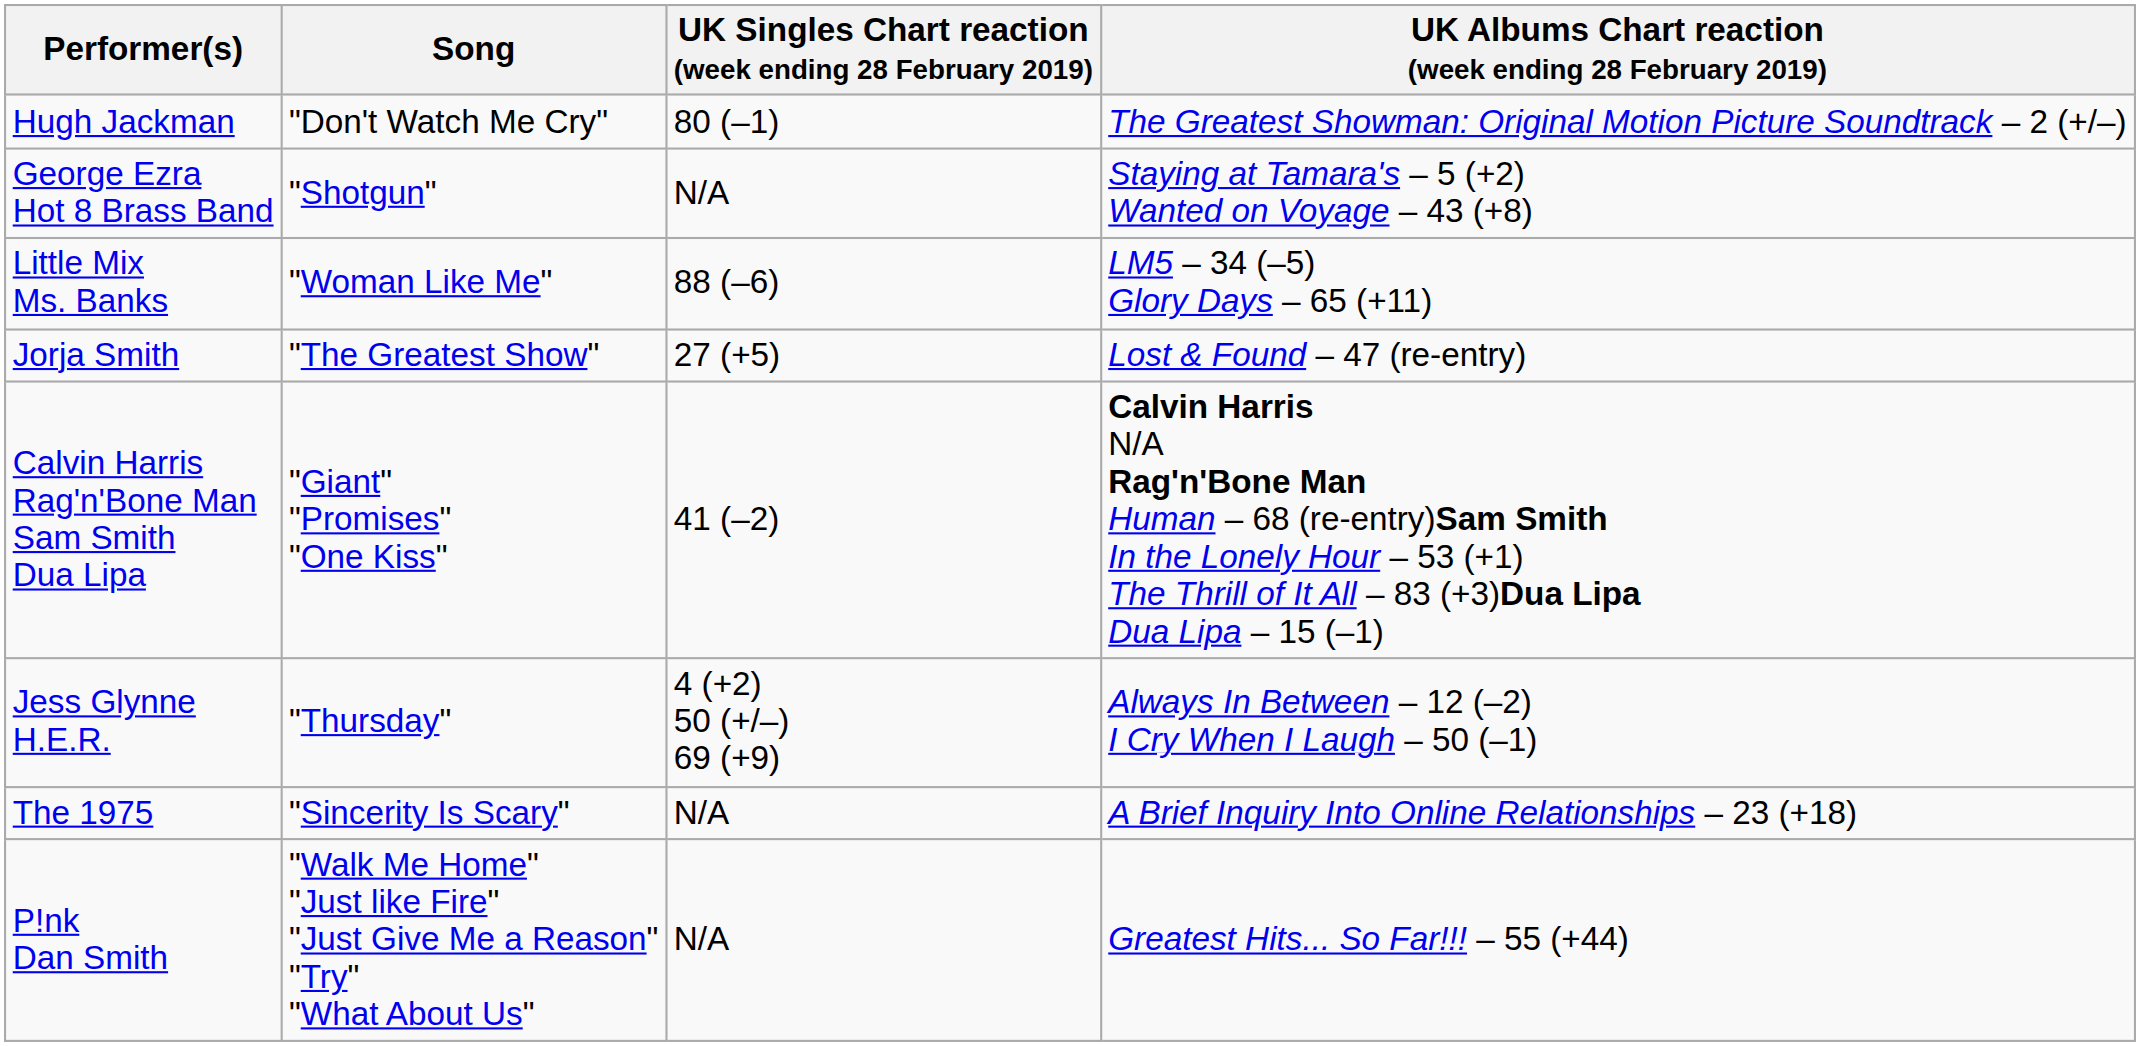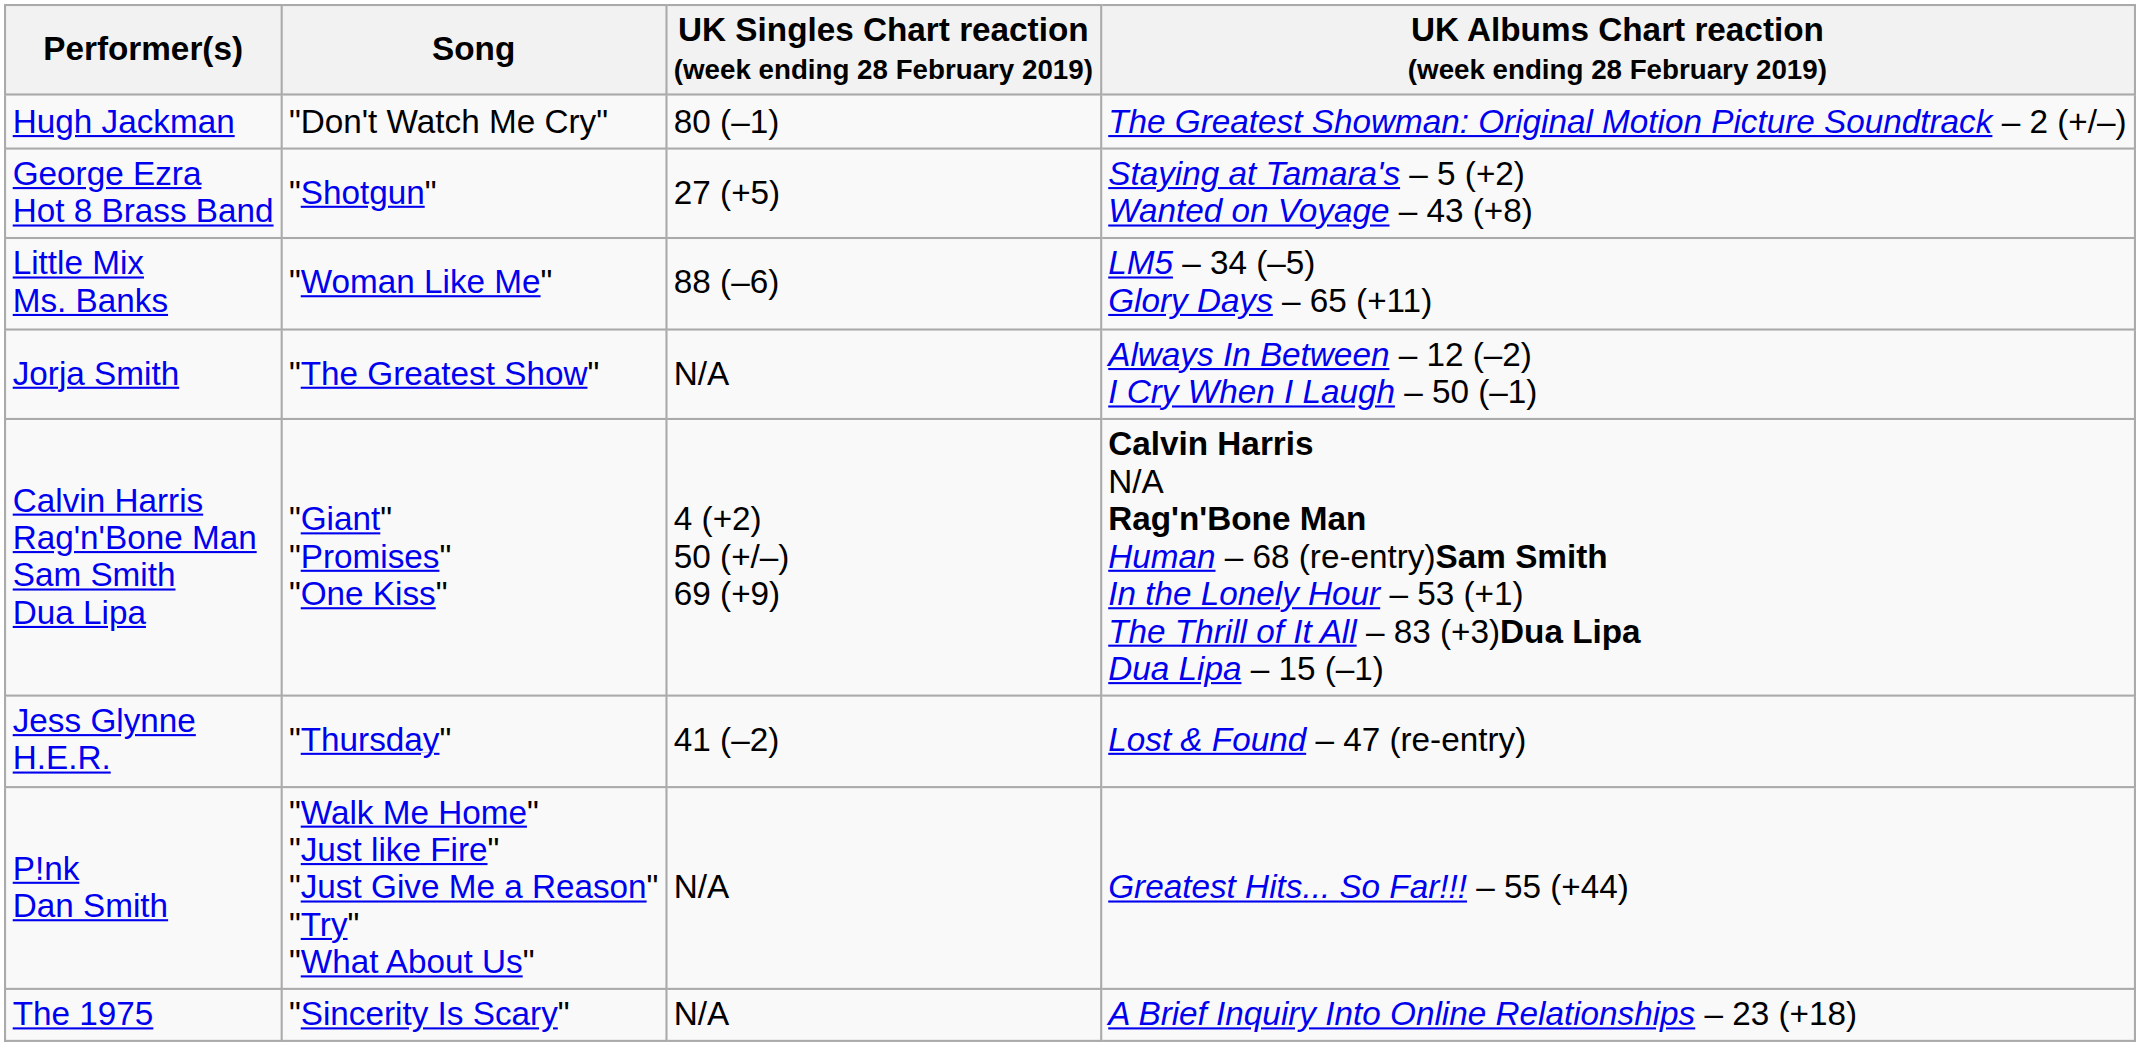(702, 192) N/A -> (727, 192) 27 (+5)
(727, 354) 27 (+5) -> (702, 373) N/A
(1317, 354) Lost & Found – 47 (re-entry) -> (1323, 373) Always In Between – 12 (–2) I Cry When I Laugh – 50 (–1)
(727, 519) 41 (–2) -> (732, 556) 4 (+2) 50 (+/–) 69 (+9)
(732, 721) 4 (+2) 50 (+/–) 69 (+9) -> (727, 740) 41 (–2)
(1323, 721) Always In Between – 12 (–2) I Cry When I Laugh – 50 (–1) -> (1317, 740) Lost & Found – 47 (re-entry)
rows swapped: (83, 812) <-> (90, 939)
